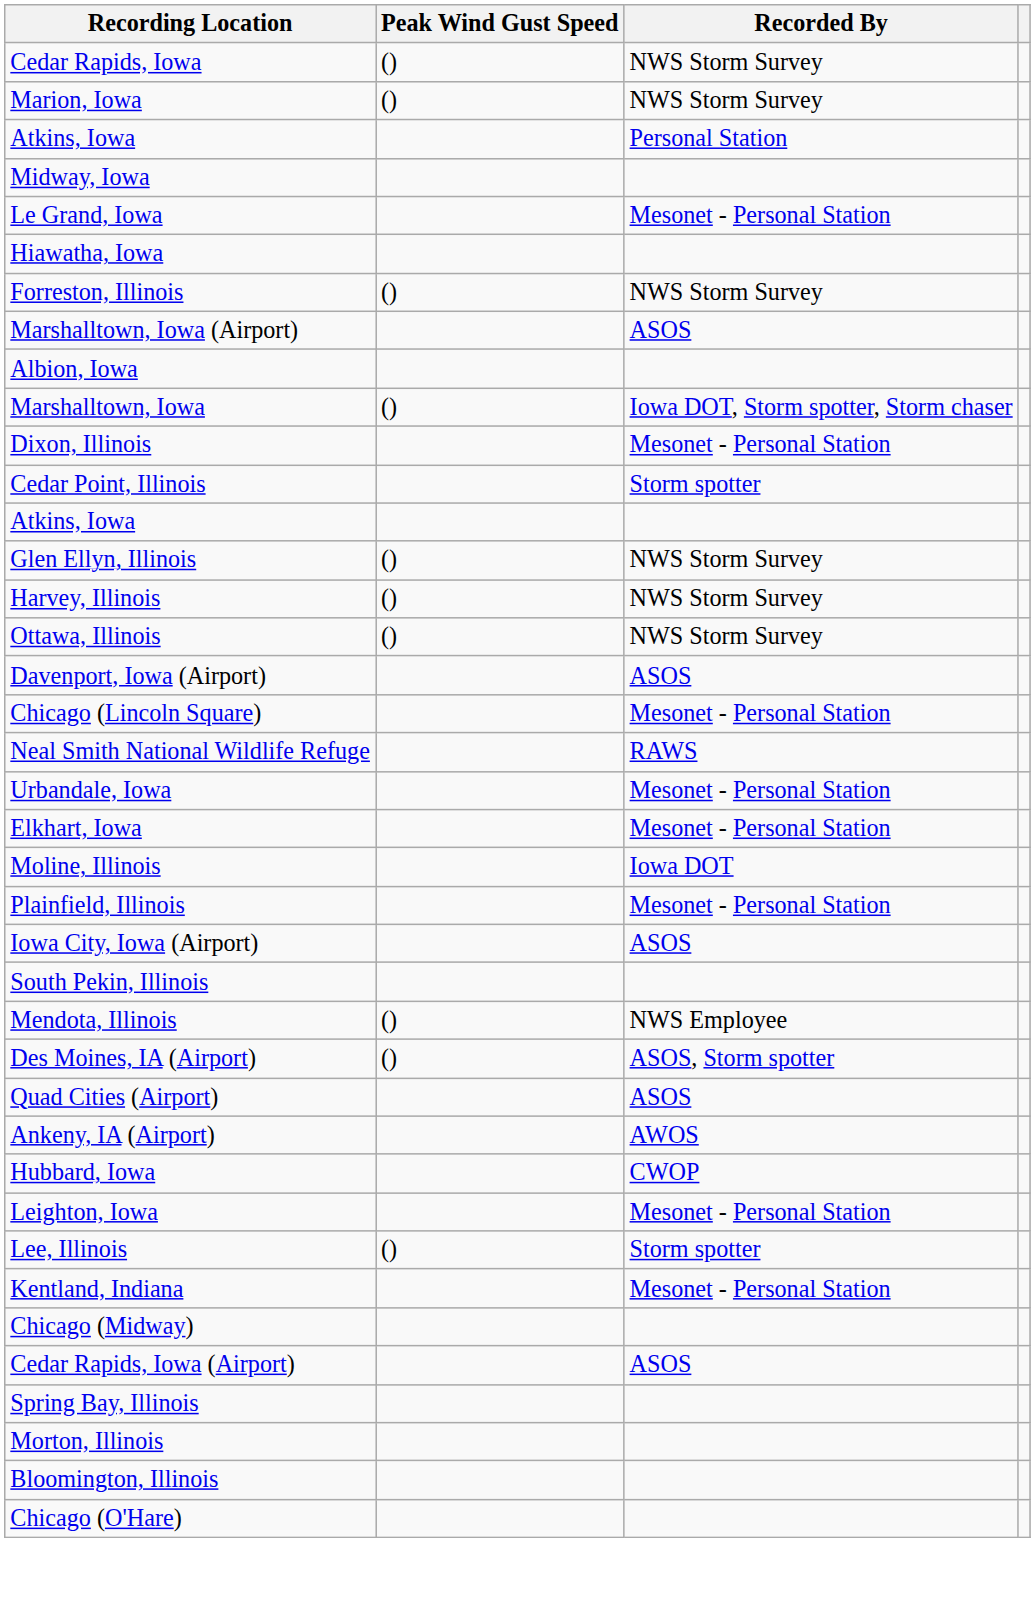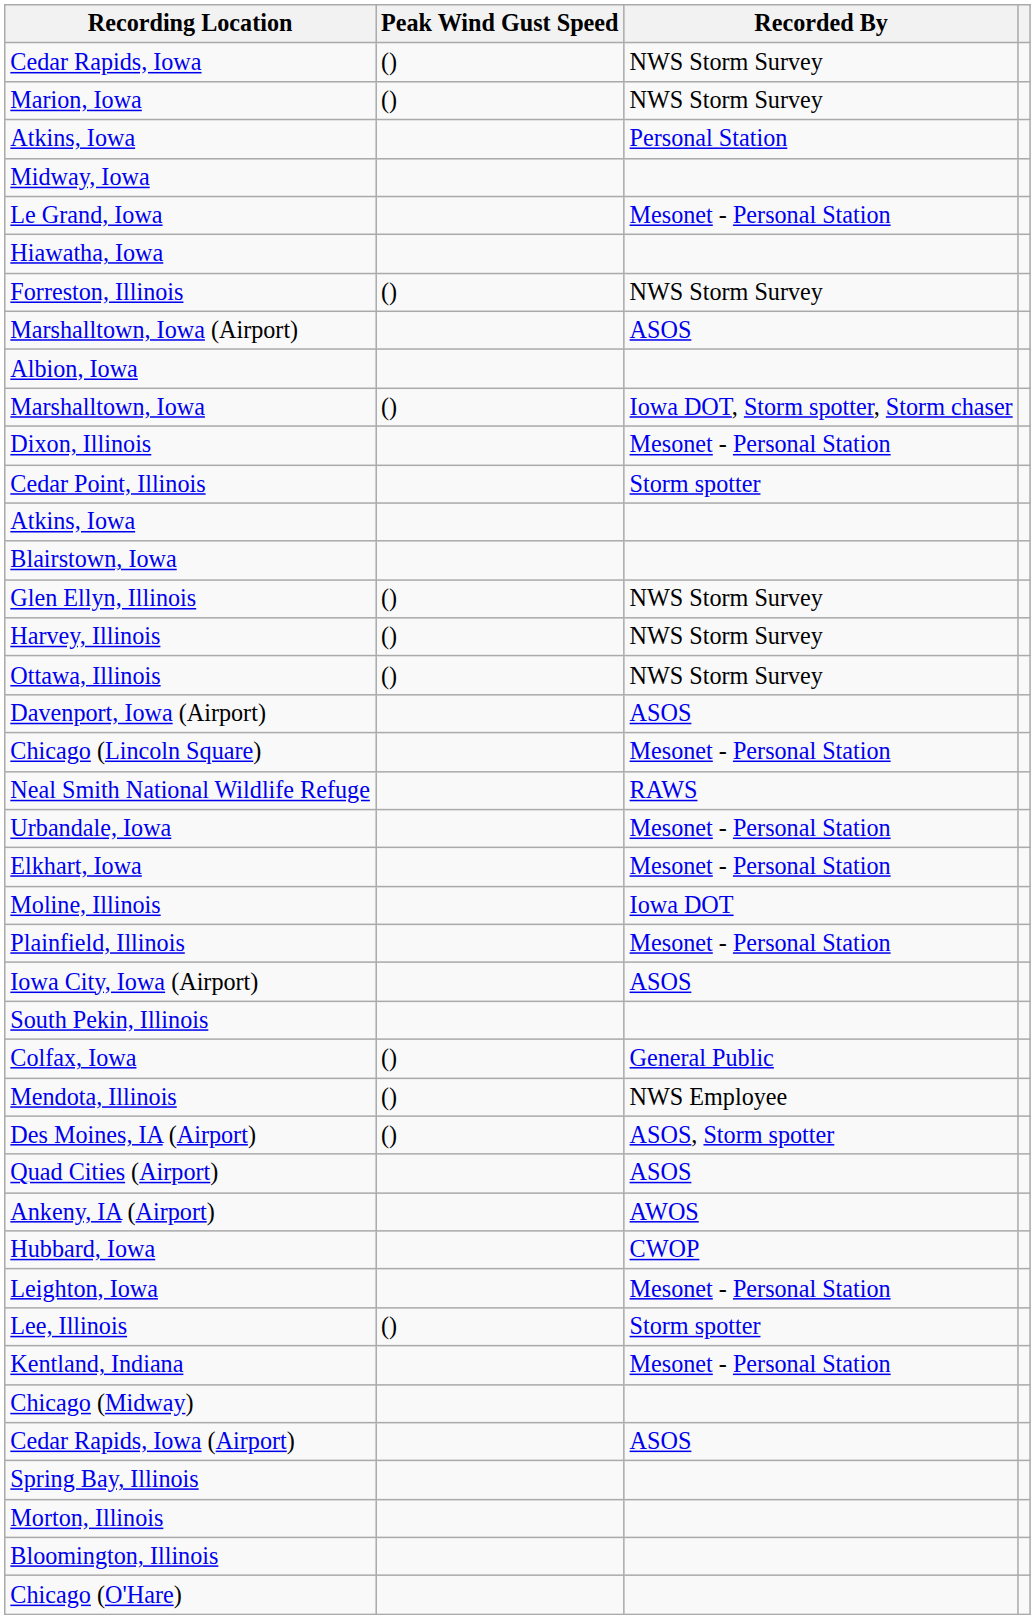+ row: (94, 560)
+ row: (73, 1058)
